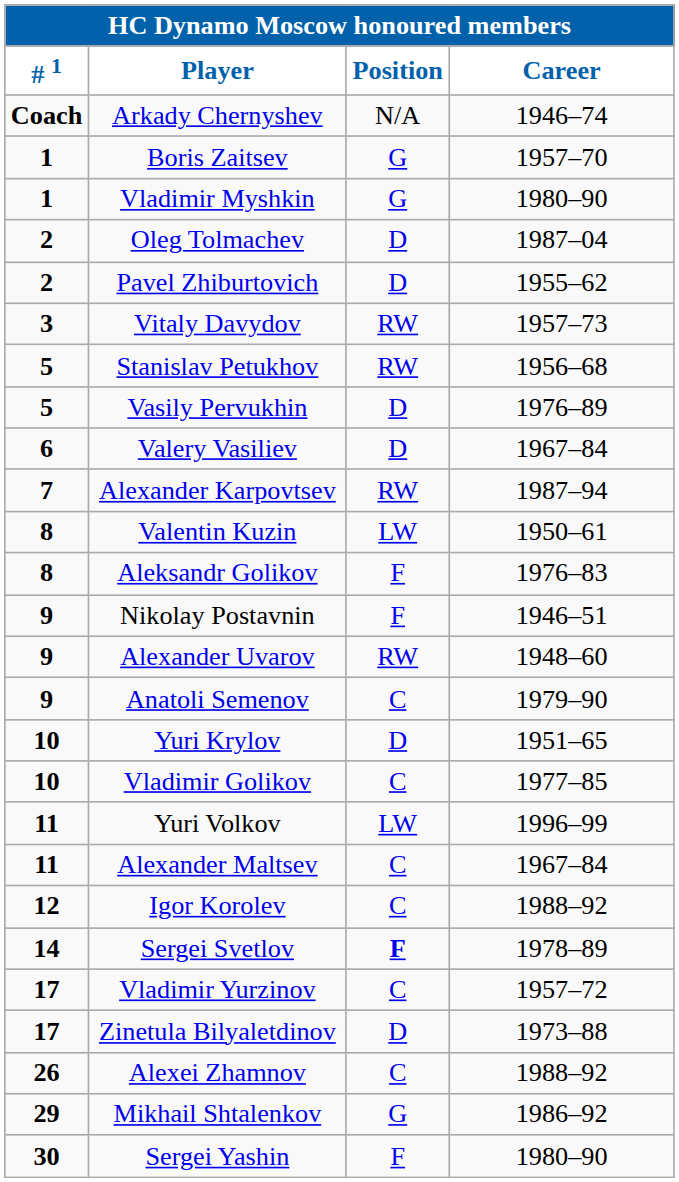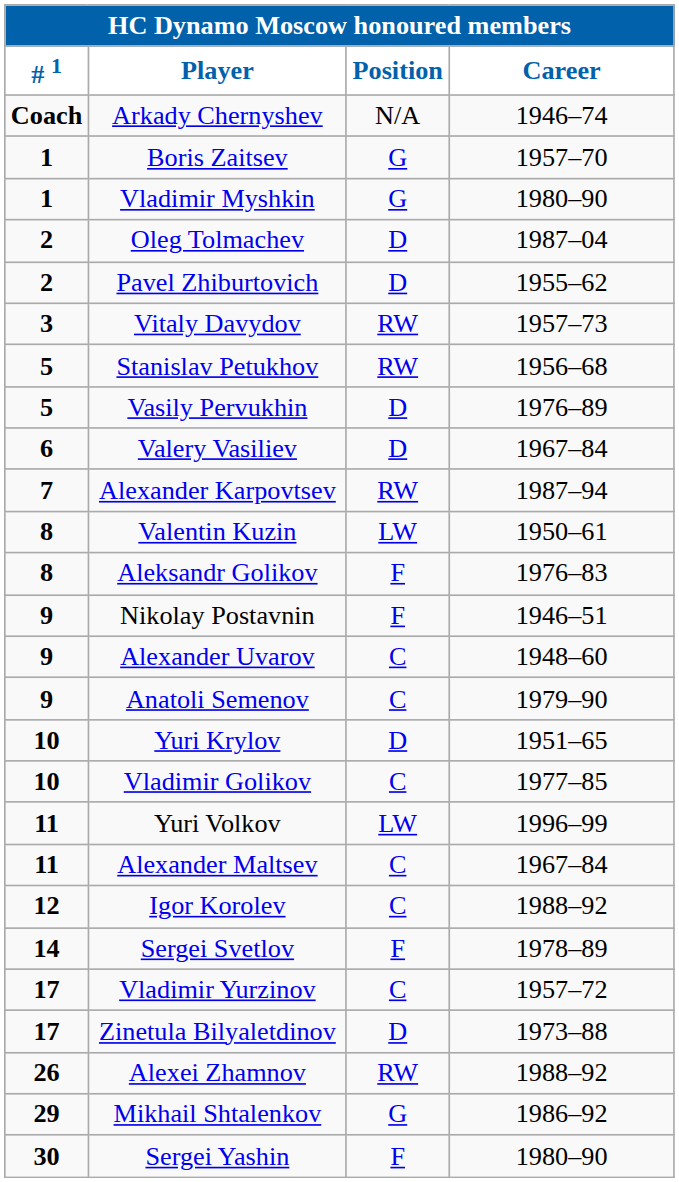(398, 656) RW -> (398, 656) C
(398, 947) bold -> (398, 947) normal
(398, 1072) C -> (398, 1072) RW
